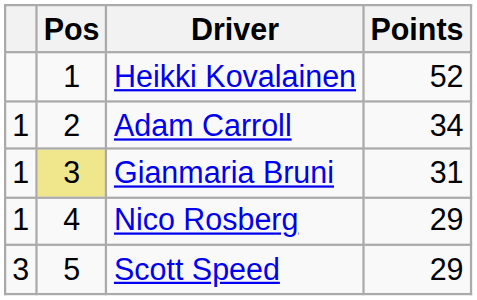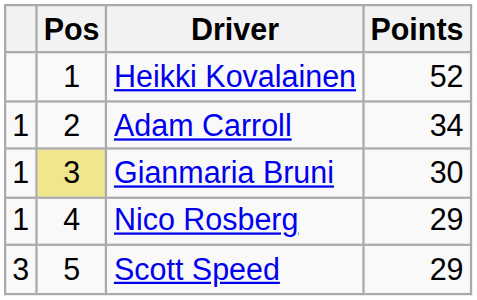(447, 173) 31 -> (447, 173) 30
